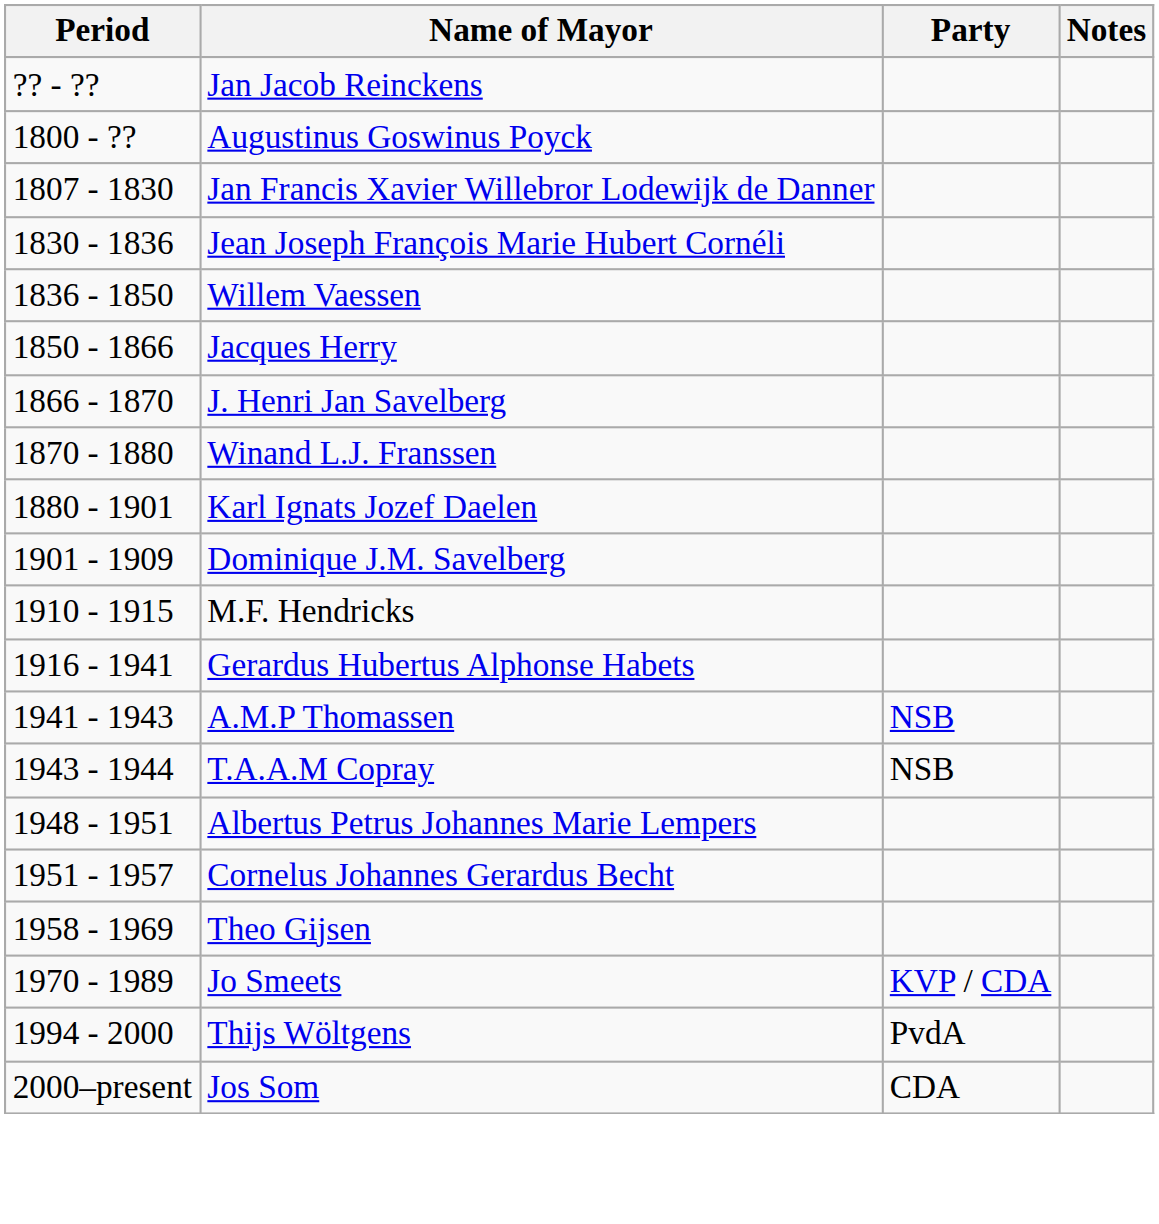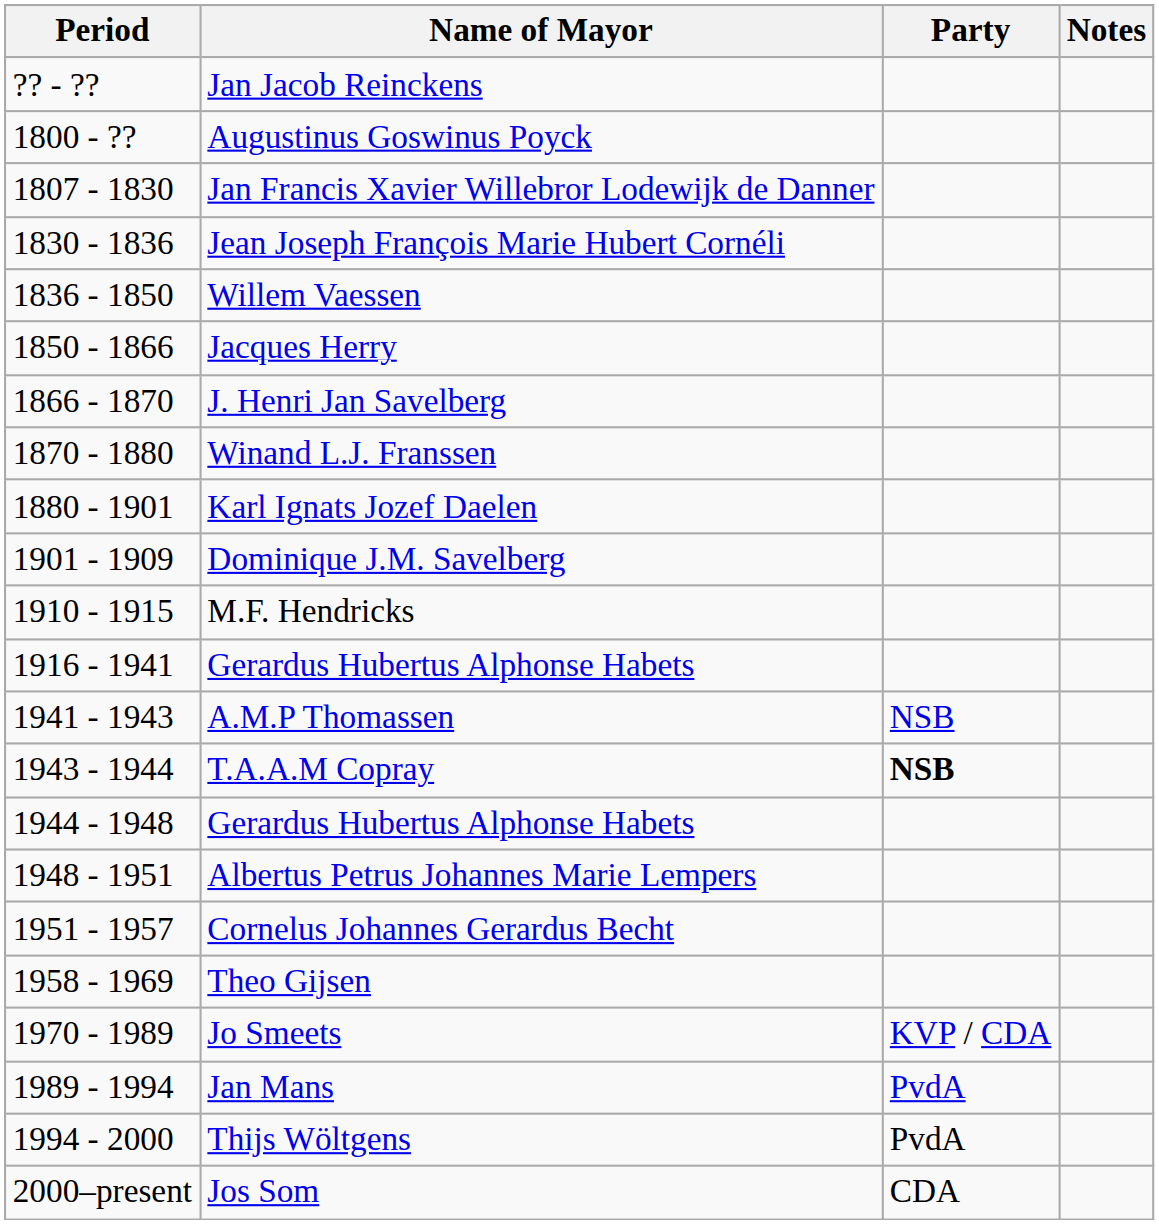(922, 769) normal -> (922, 769) bold
+ row: (93, 822)
+ row: (93, 1086)
